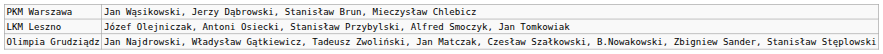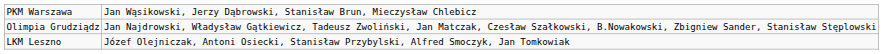rows swapped: (34, 27) <-> (53, 41)
